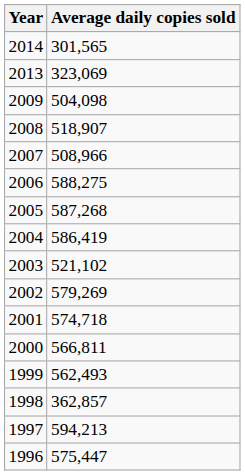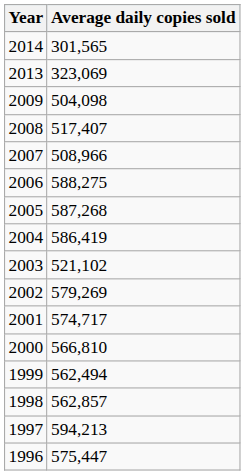(79, 127) 518,907 -> (79, 127) 517,407
(79, 319) 574,718 -> (79, 319) 574,717
(79, 347) 566,811 -> (79, 347) 566,810
(79, 374) 562,493 -> (79, 374) 562,494
(79, 401) 362,857 -> (79, 401) 562,857
